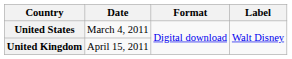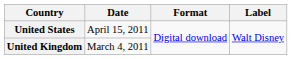(118, 29) March 4, 2011 -> (118, 29) April 15, 2011
(118, 46) April 15, 2011 -> (118, 46) March 4, 2011
